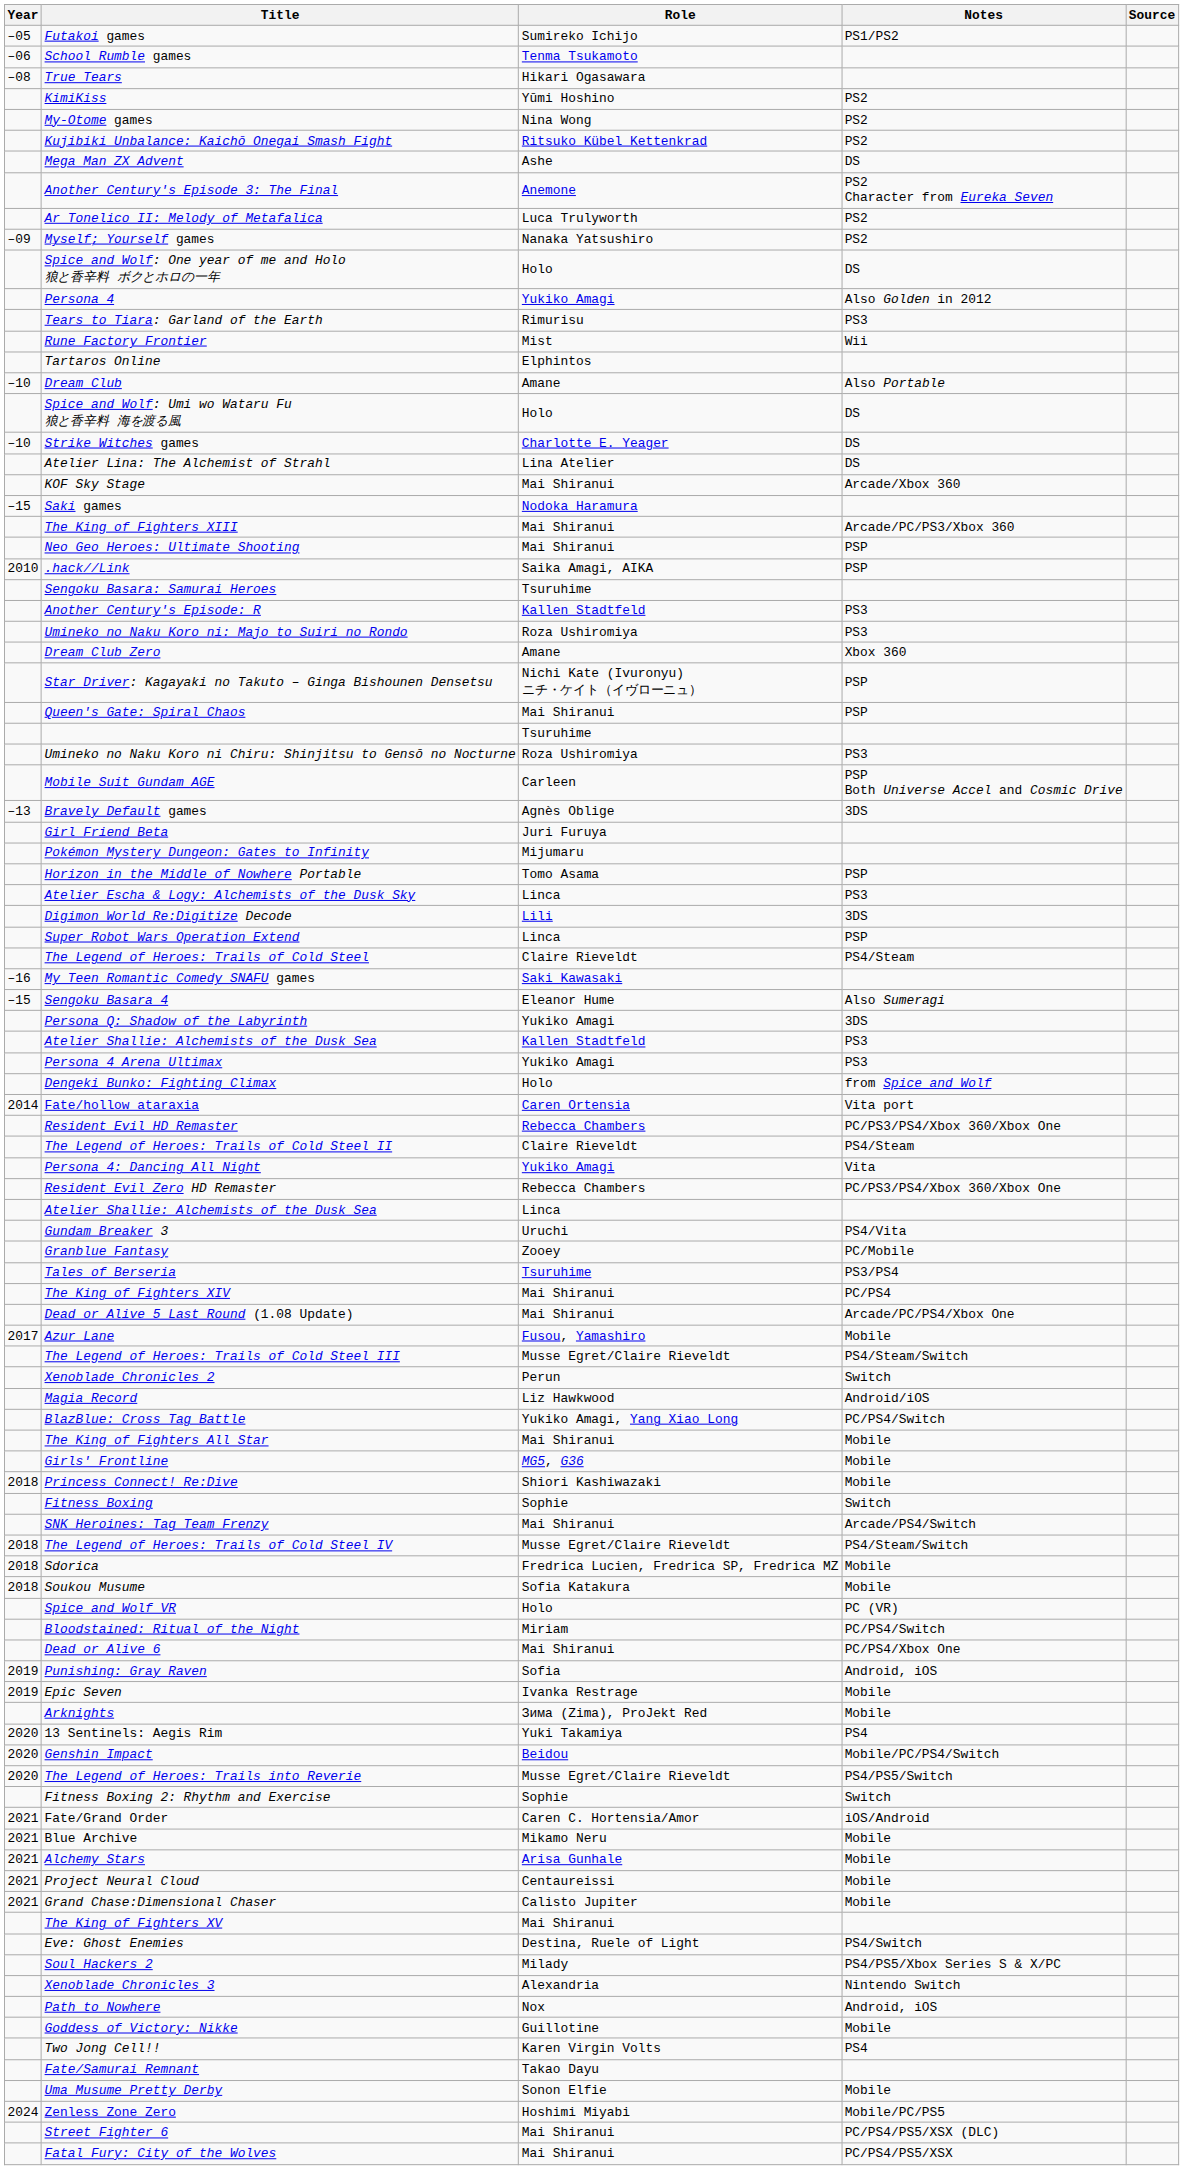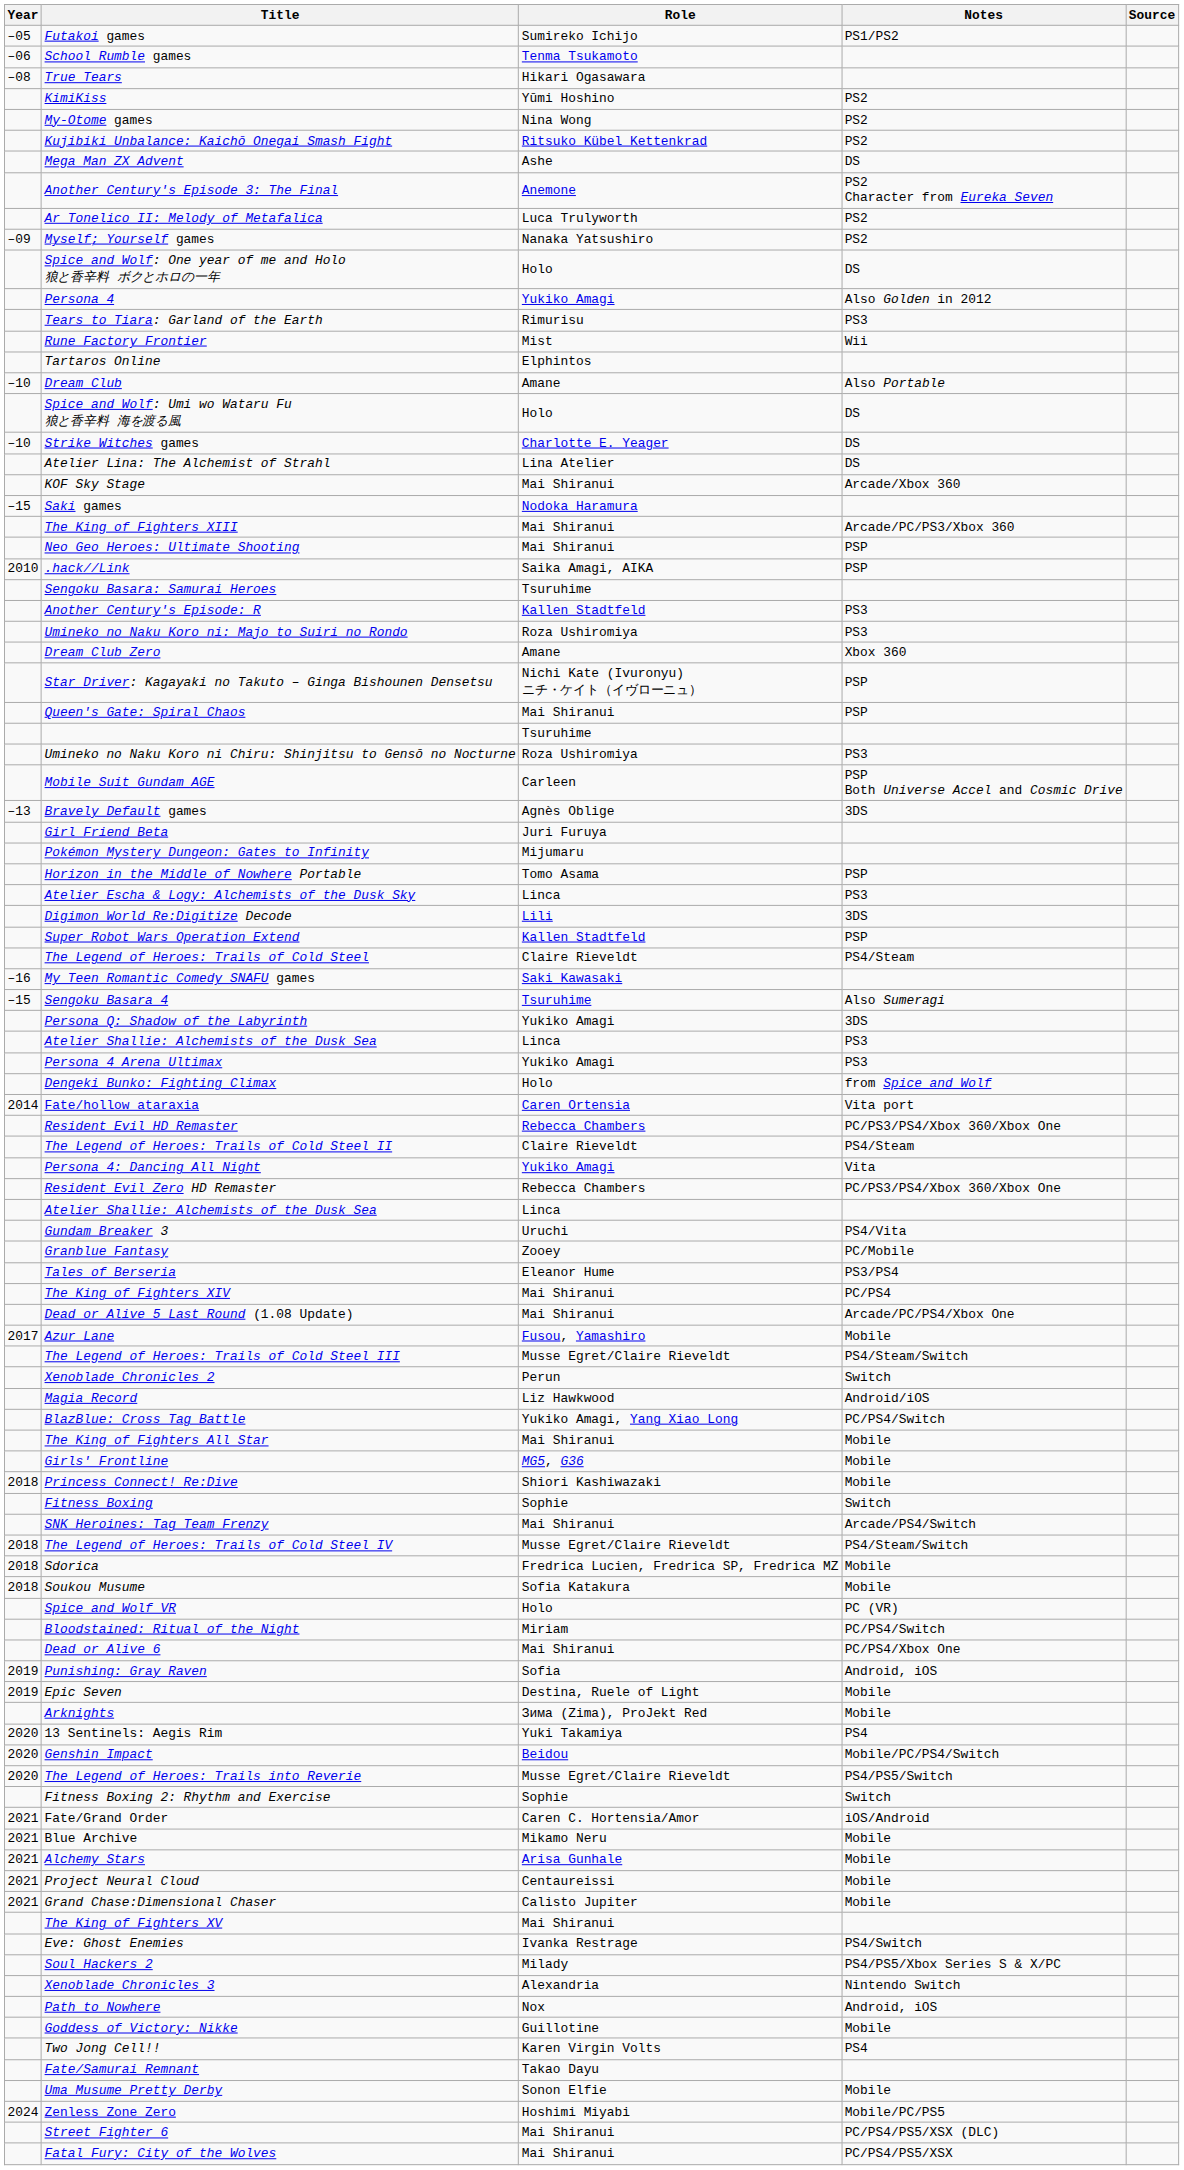(541, 937) Linca -> (584, 937) Kallen Stadtfeld
(568, 1000) Eleanor Hume -> (557, 1000) Tsuruhime
(584, 1042) Kallen Stadtfeld -> (541, 1042) Linca
(557, 1273) Tsuruhime -> (568, 1273) Eleanor Hume
(580, 1692) Ivanka Restrage -> (611, 1692) Destina, Ruele of Light
(611, 1944) Destina, Ruele of Light -> (580, 1944) Ivanka Restrage
